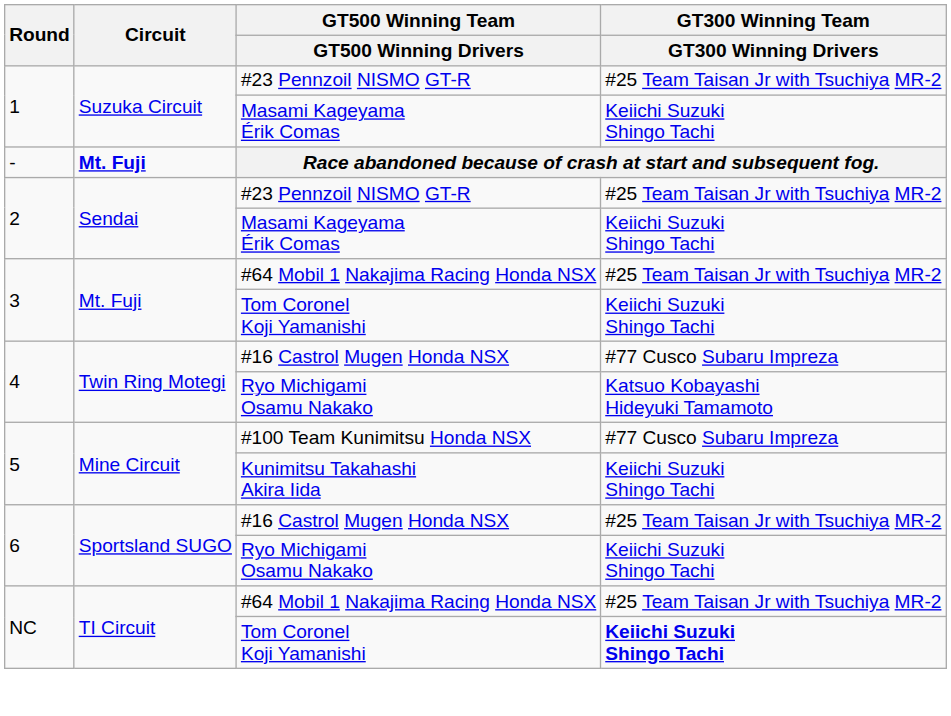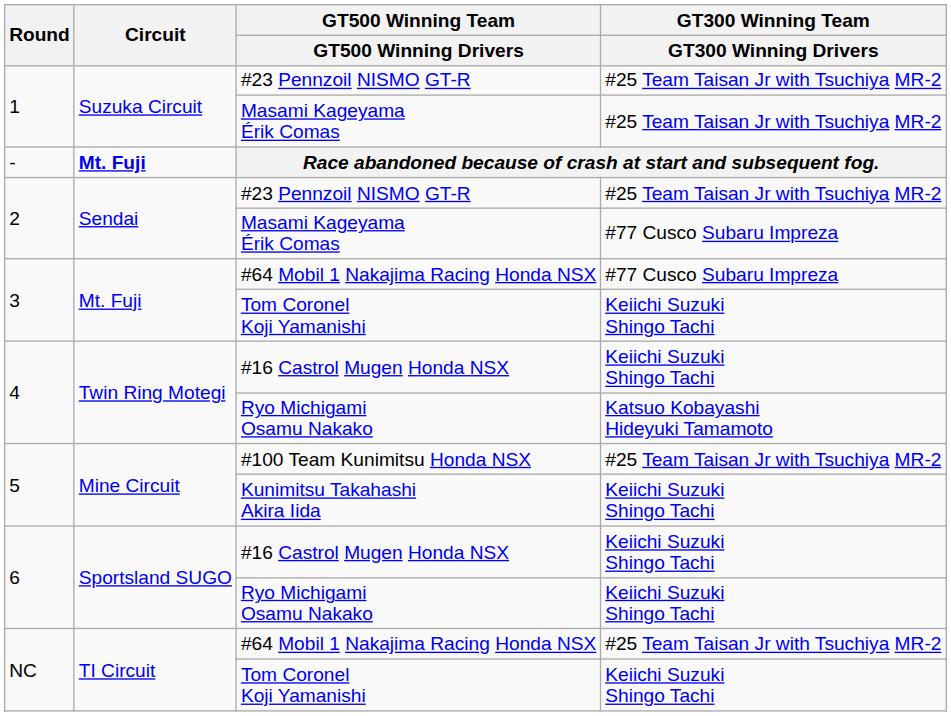(665, 122) Keiichi Suzuki Shingo Tachi -> (773, 122) #25 Team Taisan Jr with Tsuchiya MR-2
(665, 234) Keiichi Suzuki Shingo Tachi -> (722, 234) #77 Cusco Subaru Impreza
(773, 275) #25 Team Taisan Jr with Tsuchiya MR-2 -> (722, 275) #77 Cusco Subaru Impreza
(722, 356) #77 Cusco Subaru Impreza -> (665, 367) Keiichi Suzuki Shingo Tachi
(722, 438) #77 Cusco Subaru Impreza -> (773, 459) #25 Team Taisan Jr with Tsuchiya MR-2
(773, 520) #25 Team Taisan Jr with Tsuchiya MR-2 -> (665, 552) Keiichi Suzuki Shingo Tachi
(670, 643) bold -> (665, 685) normal
